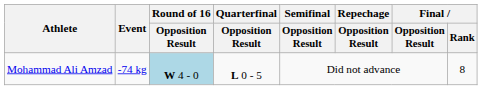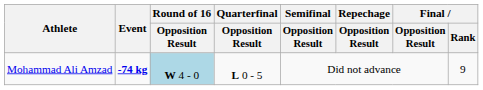(132, 69) normal -> (132, 69) bold
(462, 69) 8 -> (463, 69) 9
